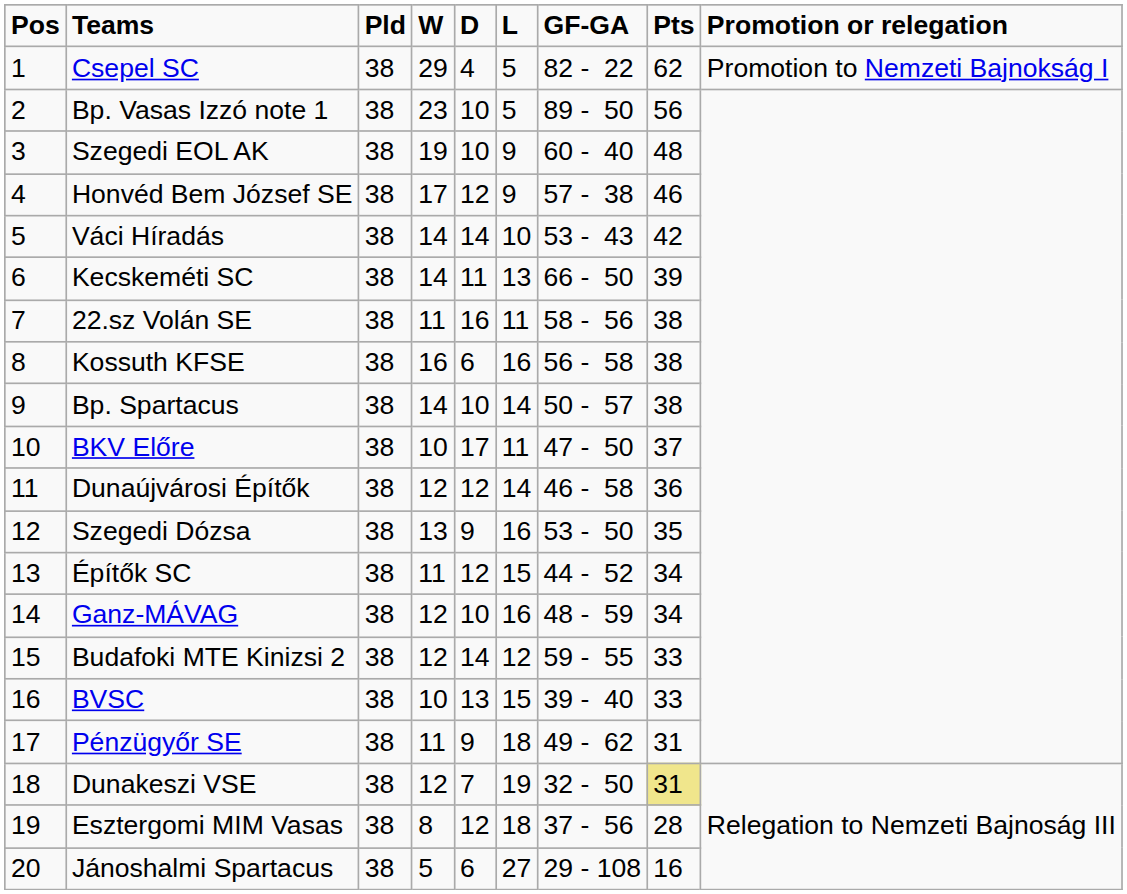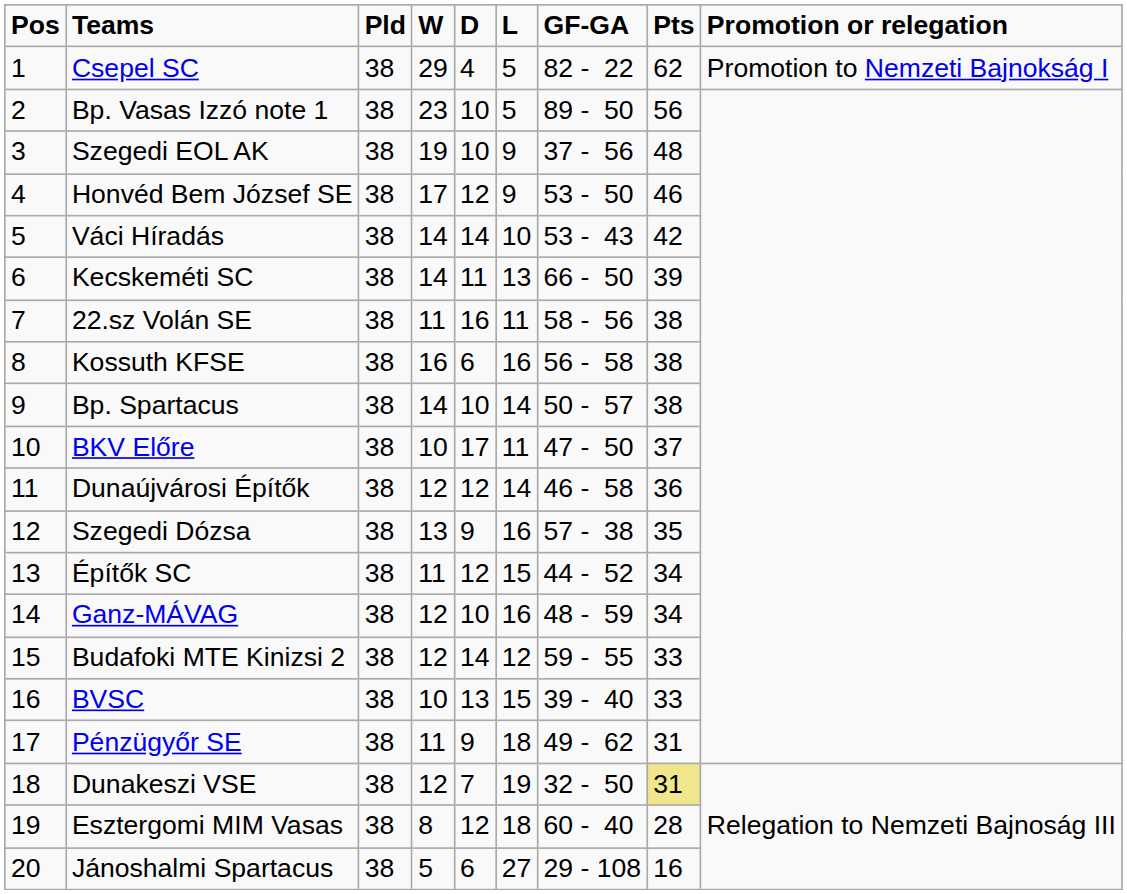(589, 151) 60 - 40 -> (589, 151) 37 - 56
(589, 194) 57 - 38 -> (589, 194) 53 - 50
(589, 531) 53 - 50 -> (589, 531) 57 - 38
(589, 825) 37 - 56 -> (589, 825) 60 - 40
